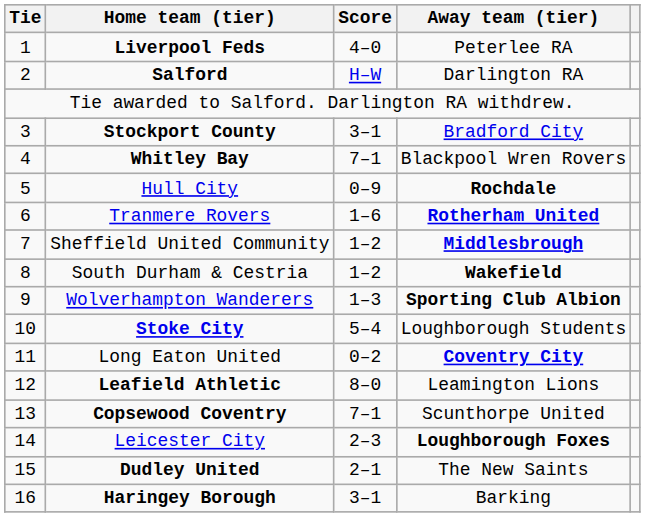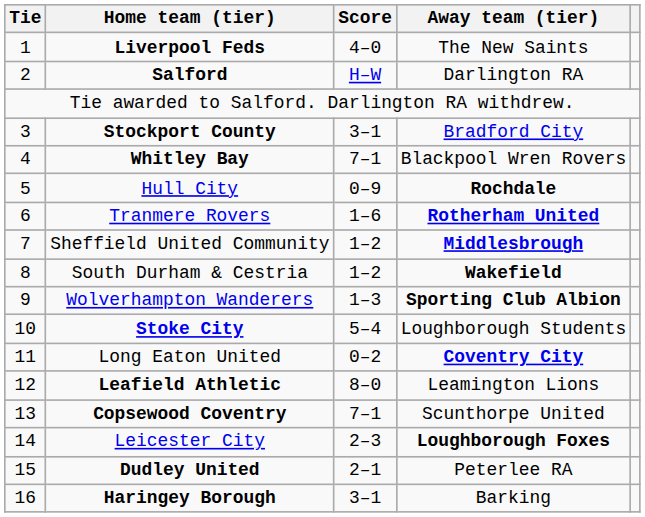(513, 47) Peterlee RA -> (513, 47) The New Saints
(513, 470) The New Saints -> (513, 470) Peterlee RA
